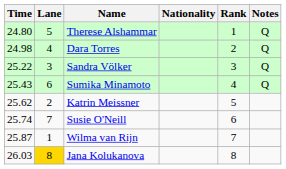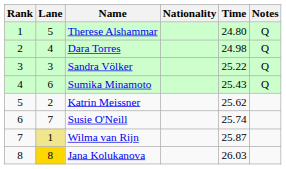columns swapped: (234, 13) <-> (20, 13)
(49, 137) no background -> (50, 137) khaki background
